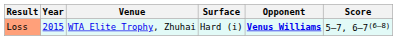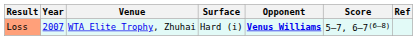+ column: (403, 12)
(53, 27) 2015 -> (53, 27) 2007
